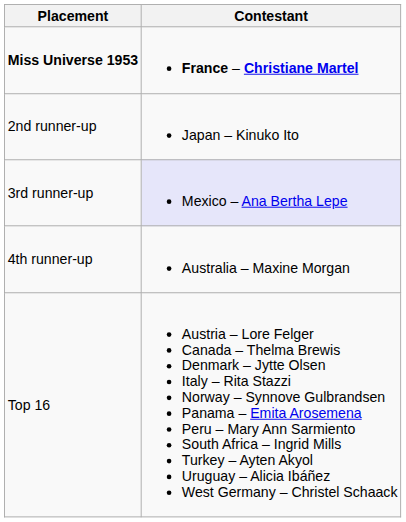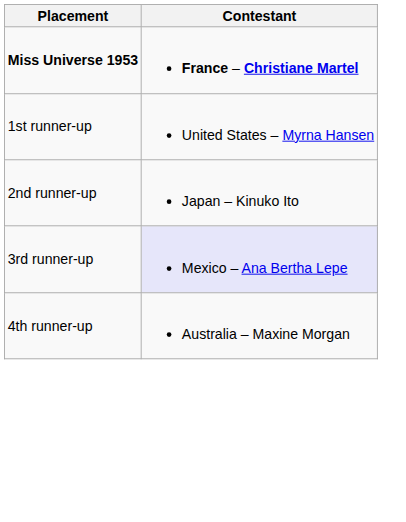+ row: (50, 127)
- row: (29, 405)
